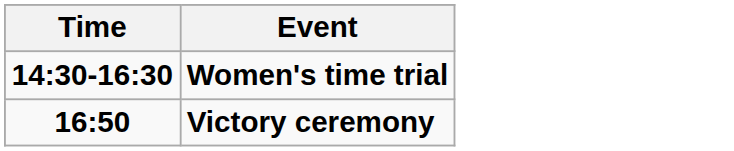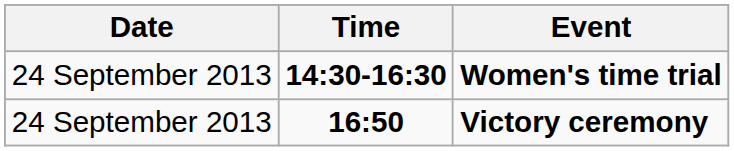+ column: (142, 27)
